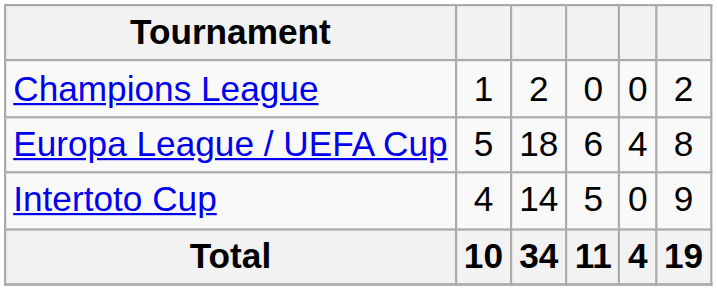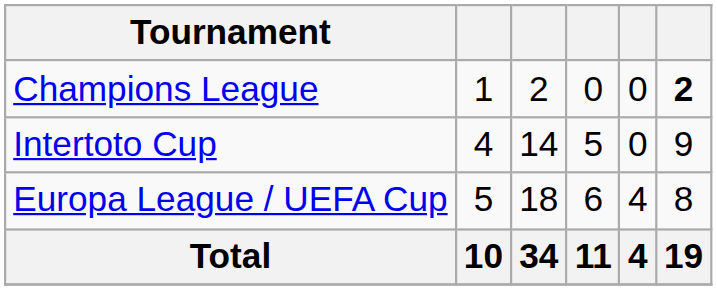(683, 88) normal -> (683, 88) bold
rows swapped: (230, 144) <-> (115, 199)
